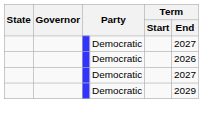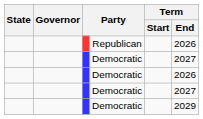+ row: (19, 44)
